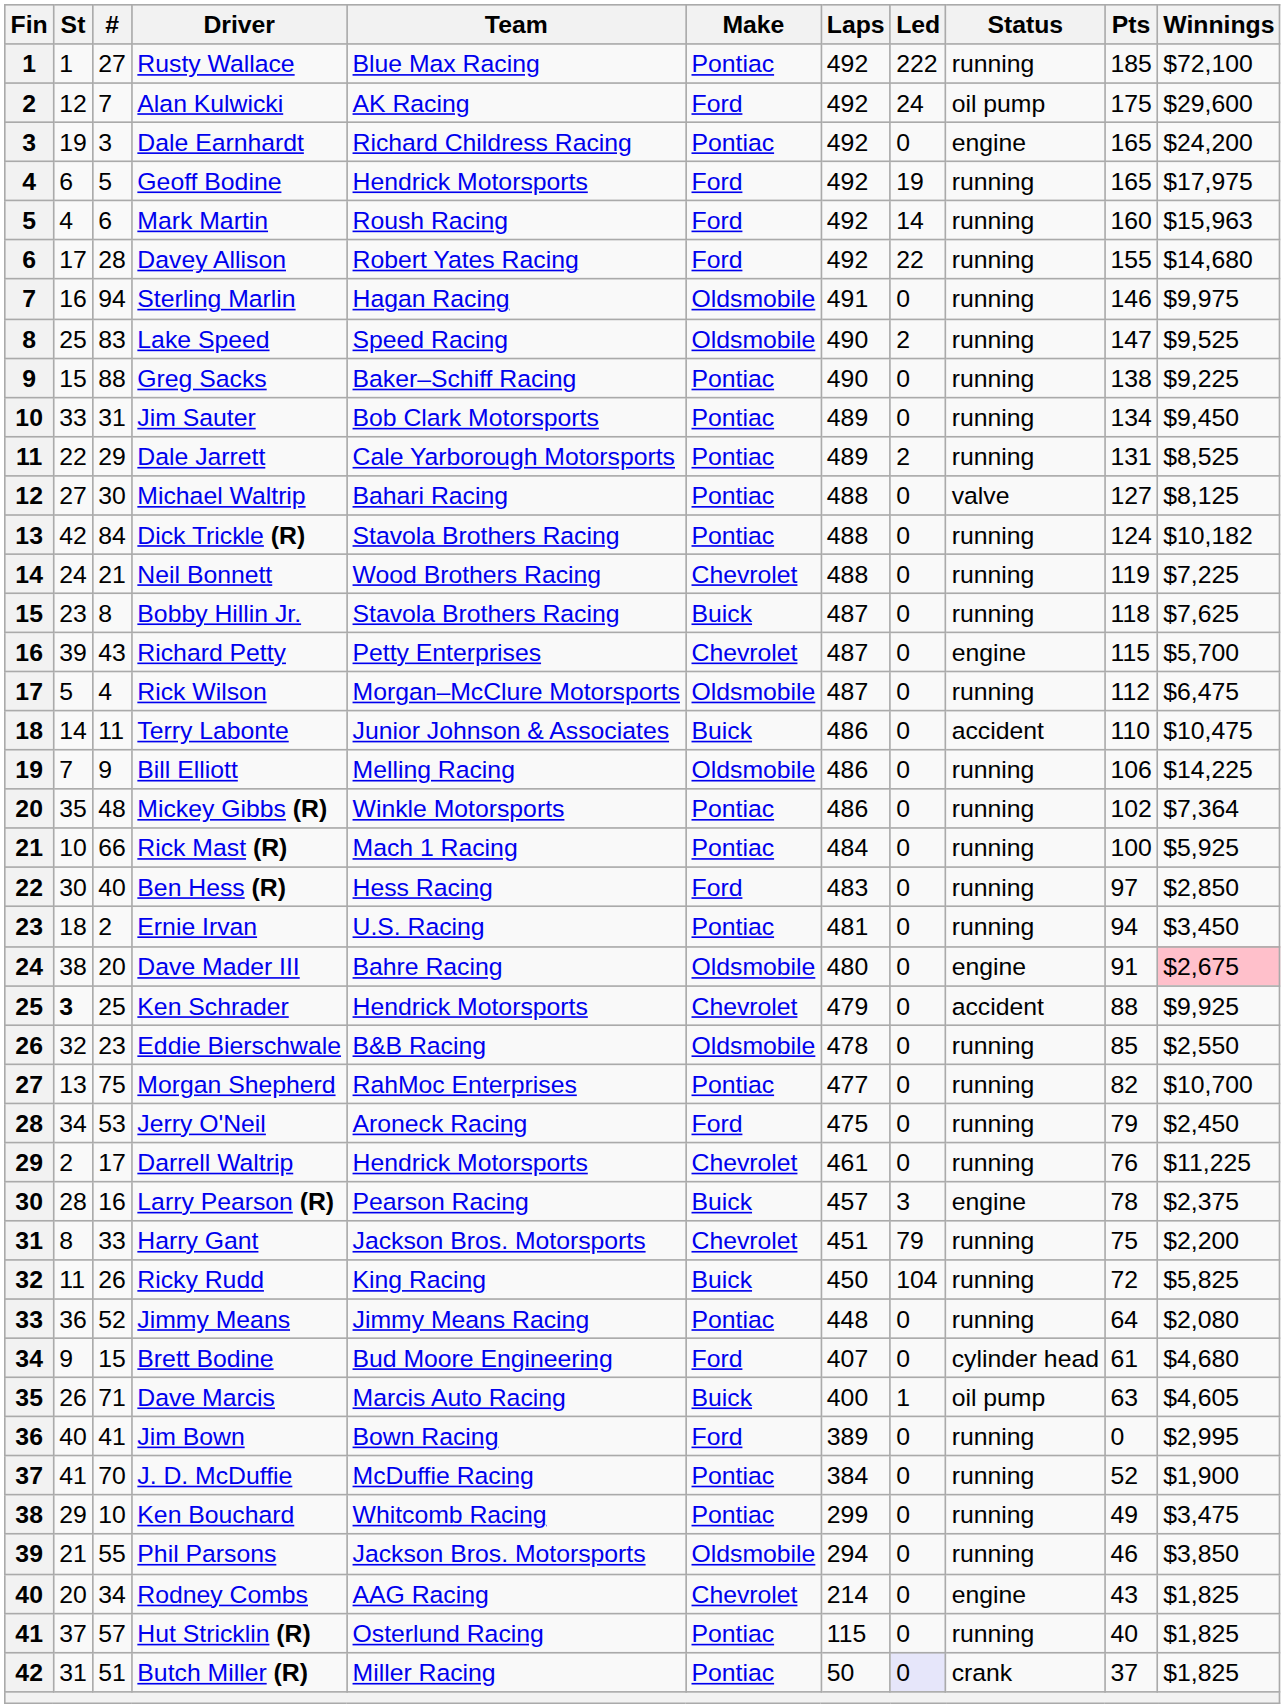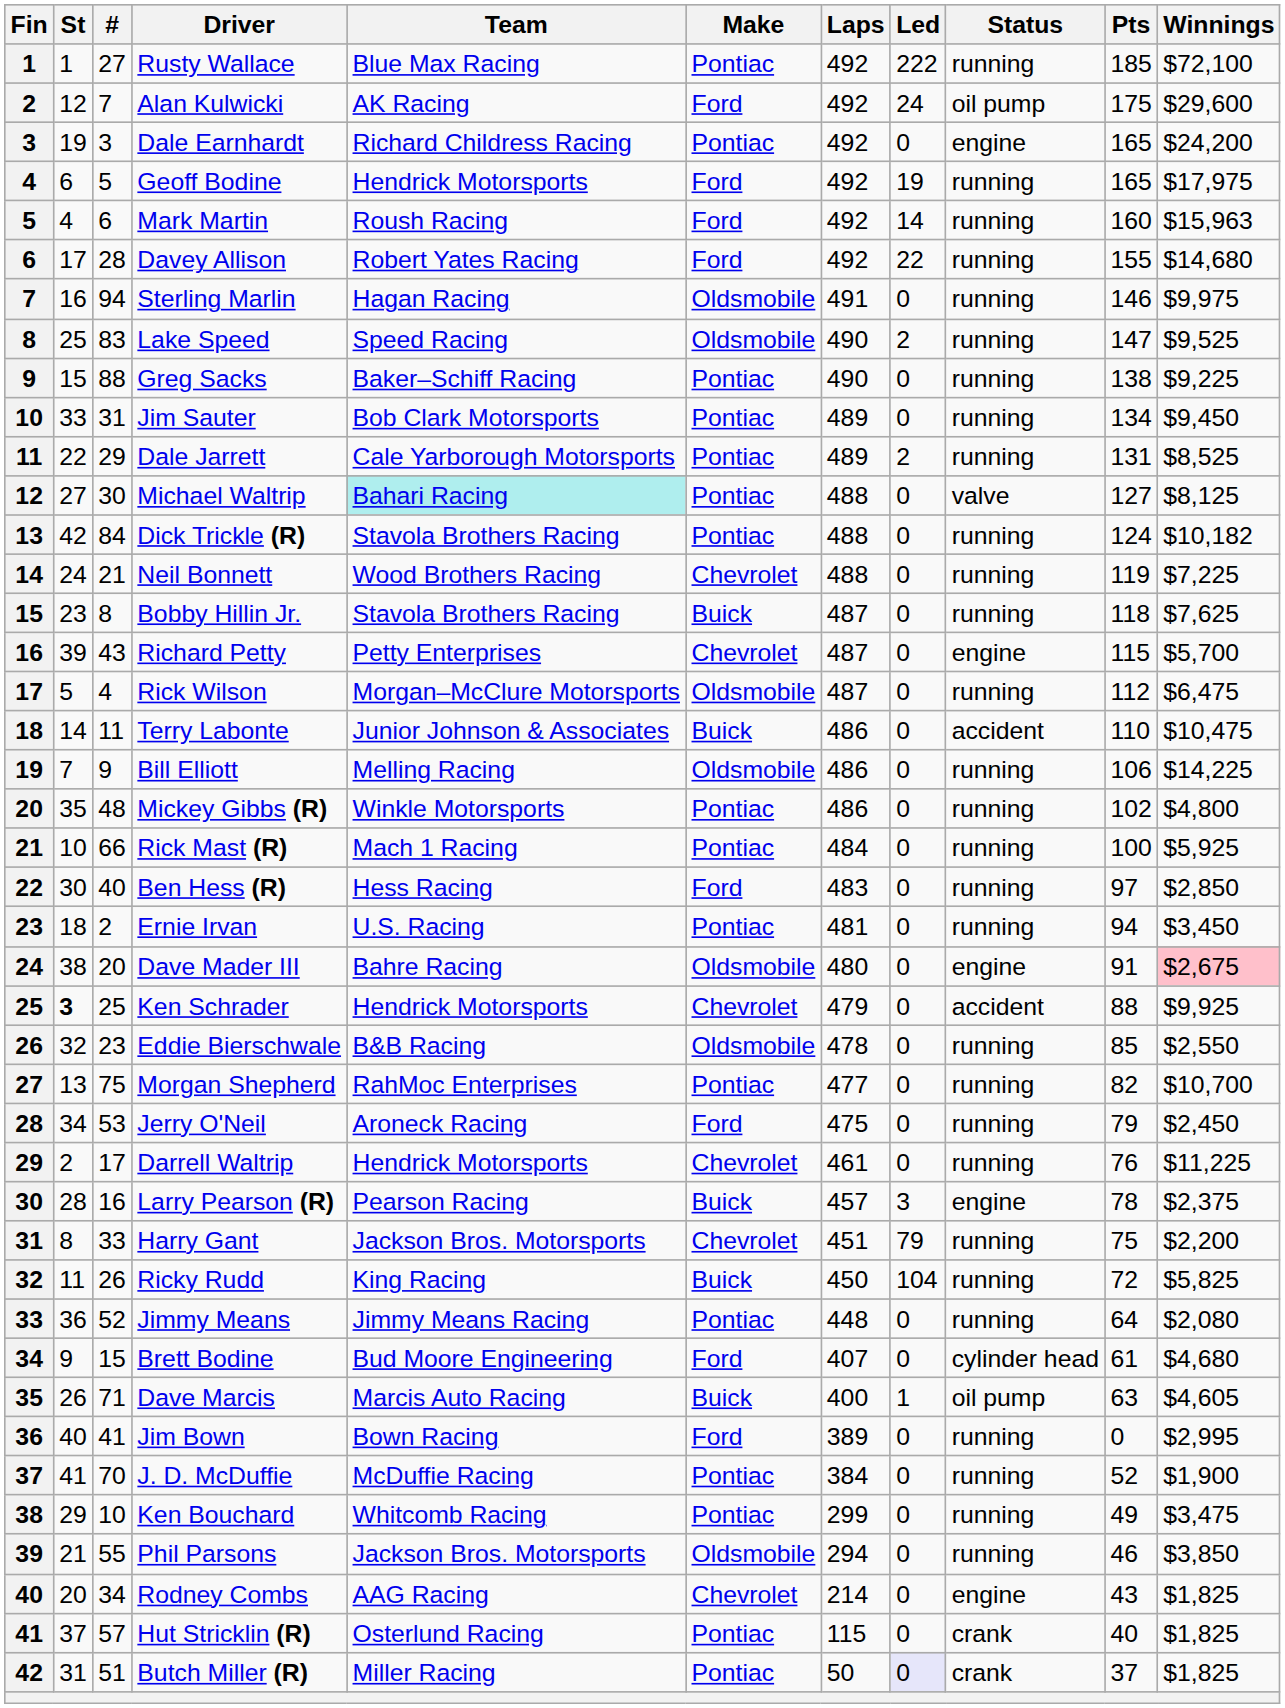(430, 495) no background -> (430, 495) paleturquoise background
(1201, 809) $7,364 -> (1201, 809) $4,800
(993, 1633) running -> (982, 1633) crank
